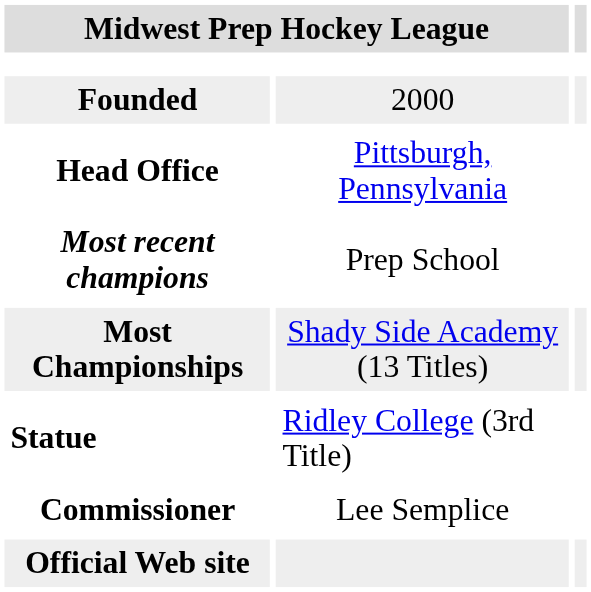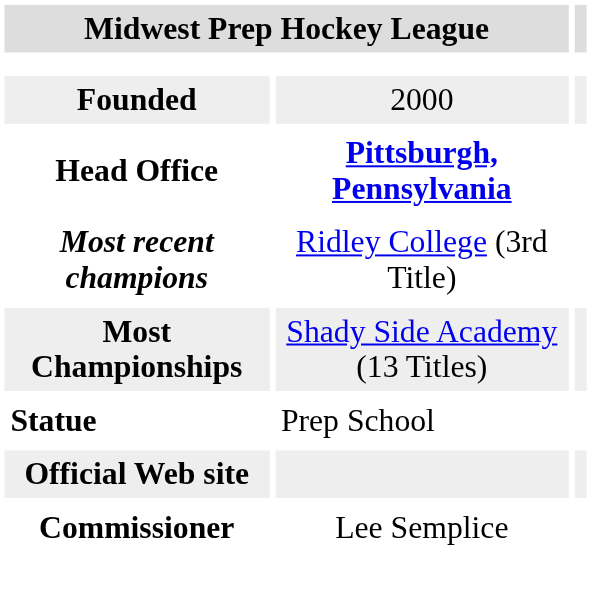(423, 170) normal -> (422, 170) bold
(423, 259) Prep School -> (422, 259) Ridley College (3rd Title)
(408, 438) Ridley College (3rd Title) -> (358, 420) Prep School
rows swapped: (138, 562) <-> (138, 509)
